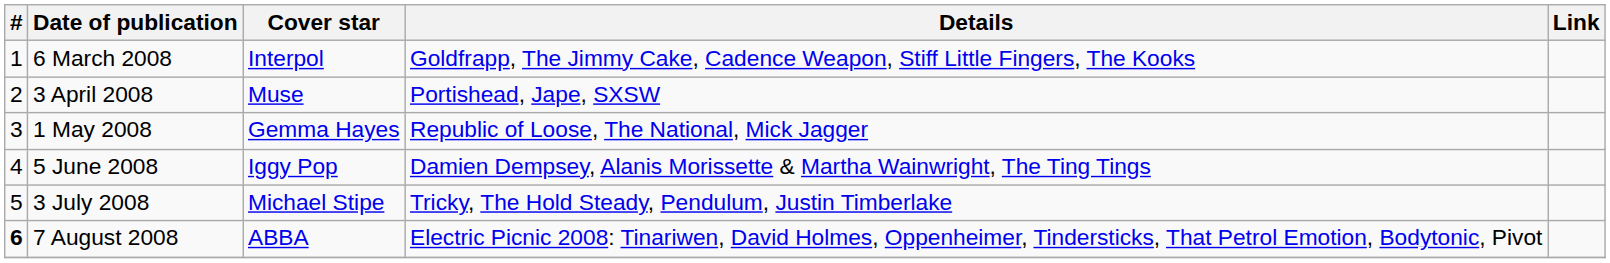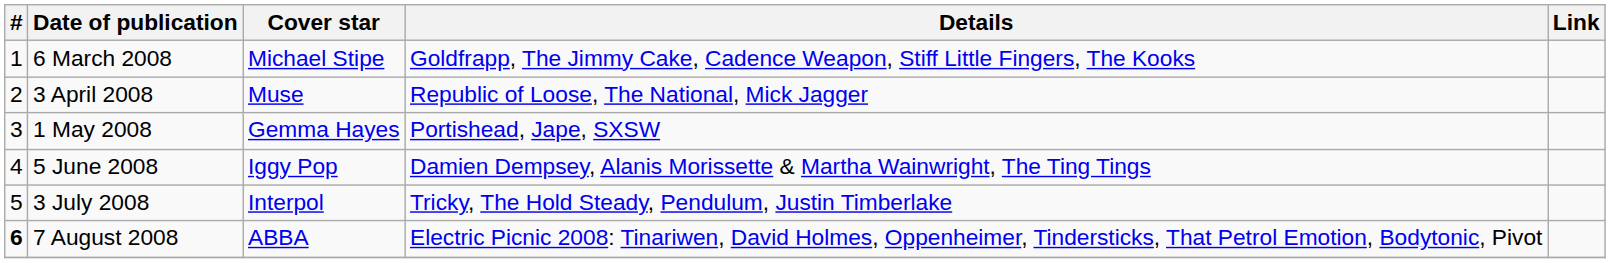(286, 58) Interpol -> (316, 58) Michael Stipe
(535, 94) Portishead, Jape, SXSW -> (639, 94) Republic of Loose, The National, Mick Jagger
(639, 130) Republic of Loose, The National, Mick Jagger -> (535, 130) Portishead, Jape, SXSW
(316, 202) Michael Stipe -> (286, 202) Interpol
